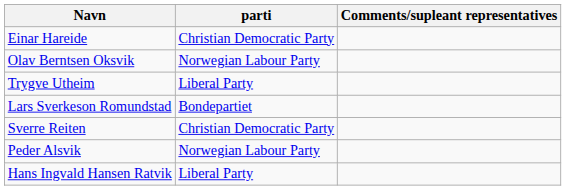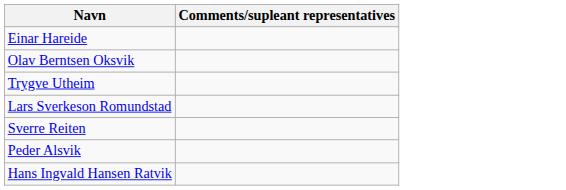- column: (256, 15)
